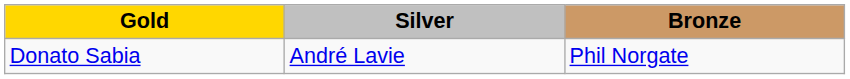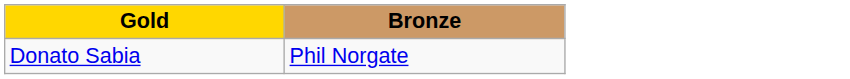- column: (425, 21)
